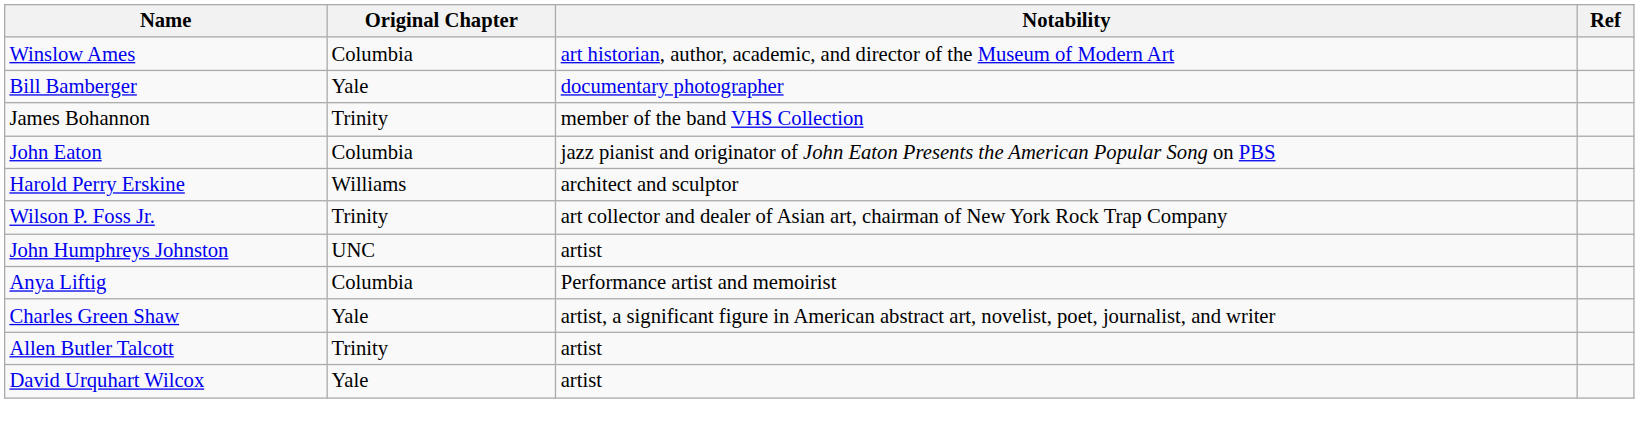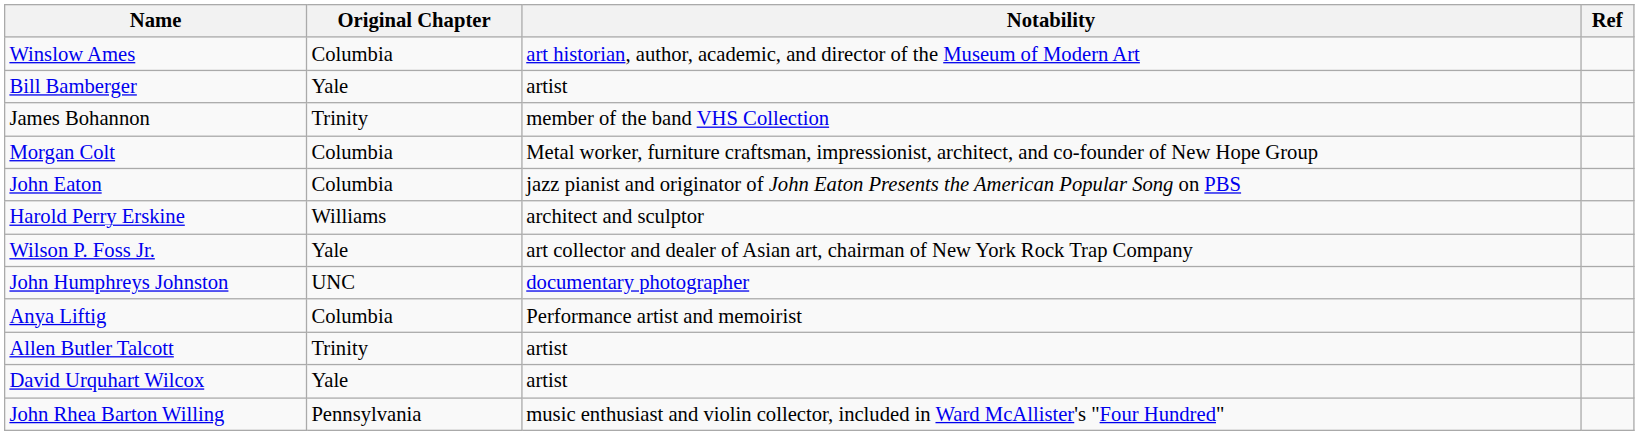(672, 86) documentary photographer -> (547, 86) artist
+ row: (62, 151)
(360, 217) Trinity -> (330, 250) Yale
(581, 250) artist -> (638, 282) documentary photographer
- row: (94, 315)
+ row: (117, 413)
